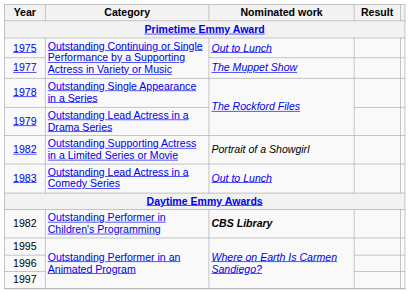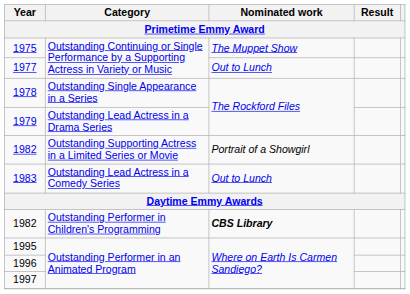(242, 48) Out to Lunch -> (254, 48) The Muppet Show
(254, 68) The Muppet Show -> (242, 68) Out to Lunch
